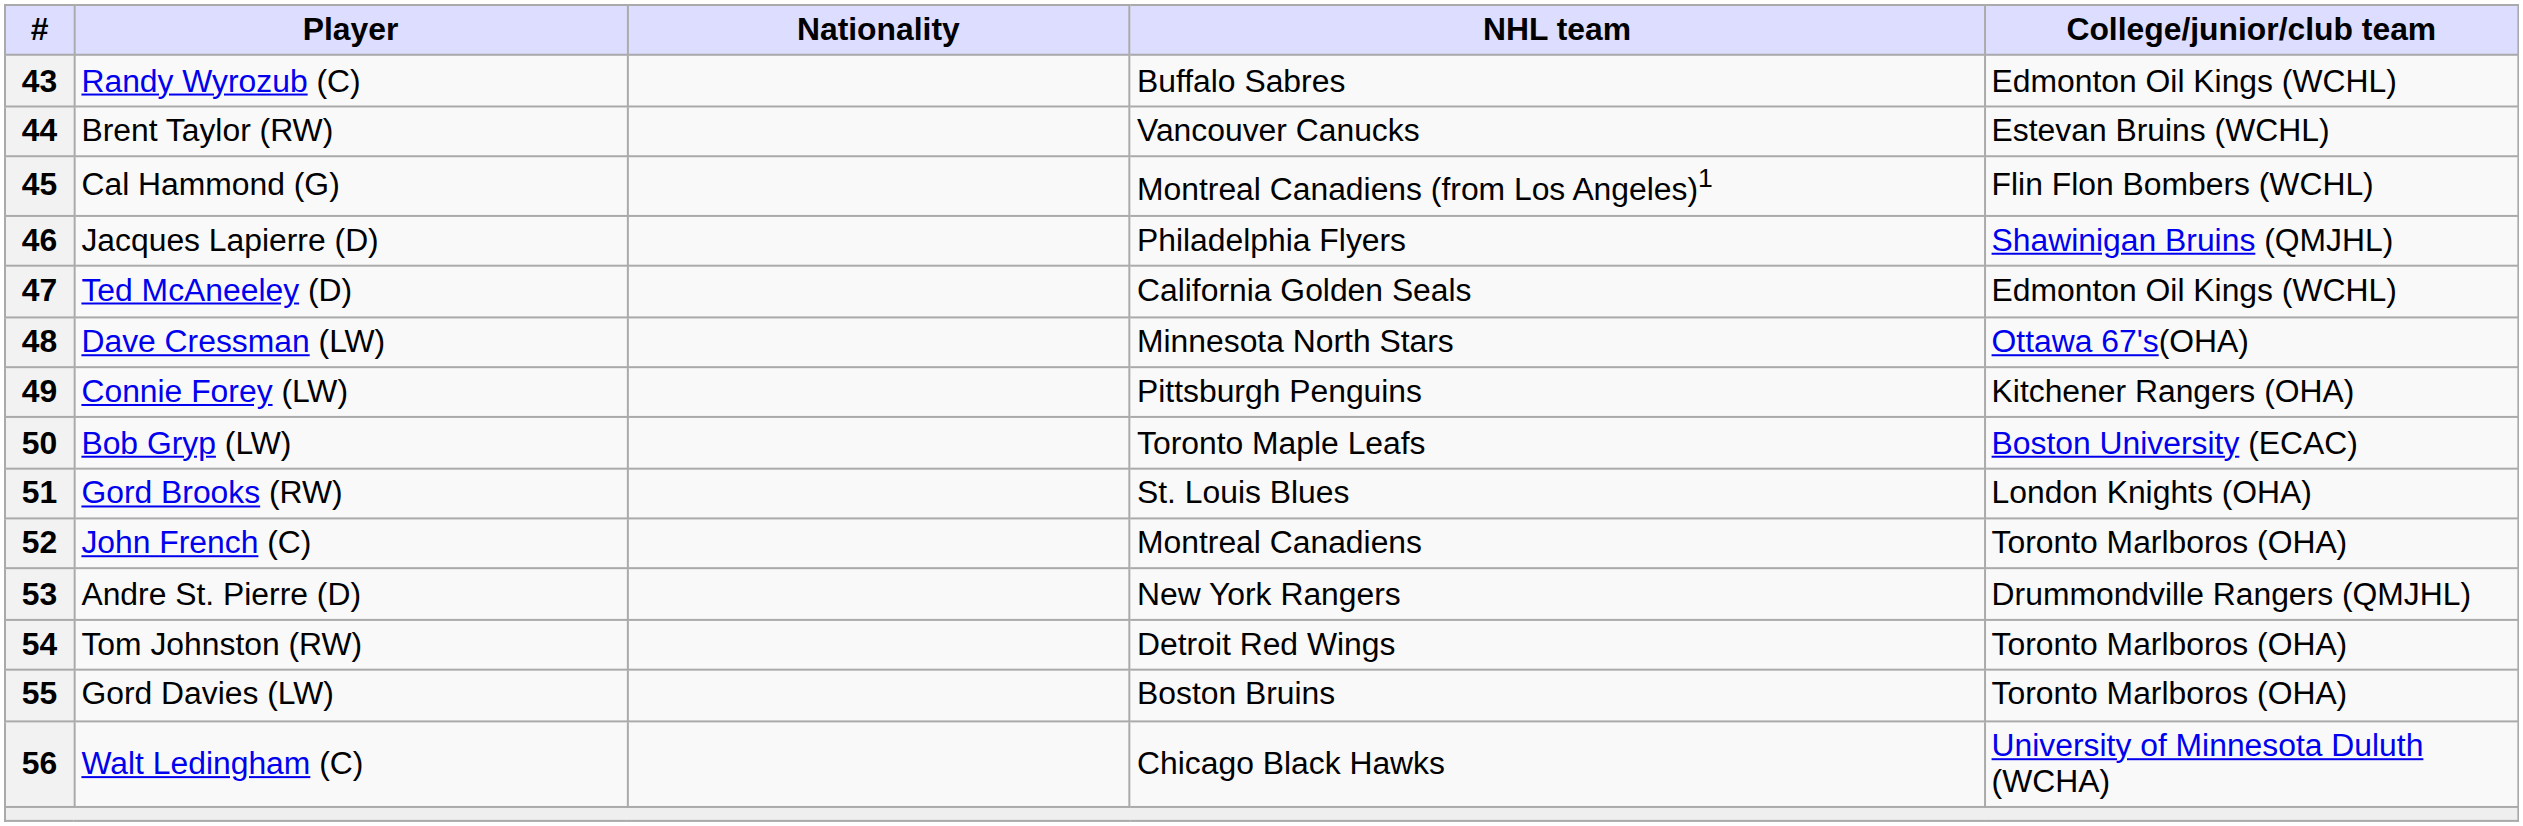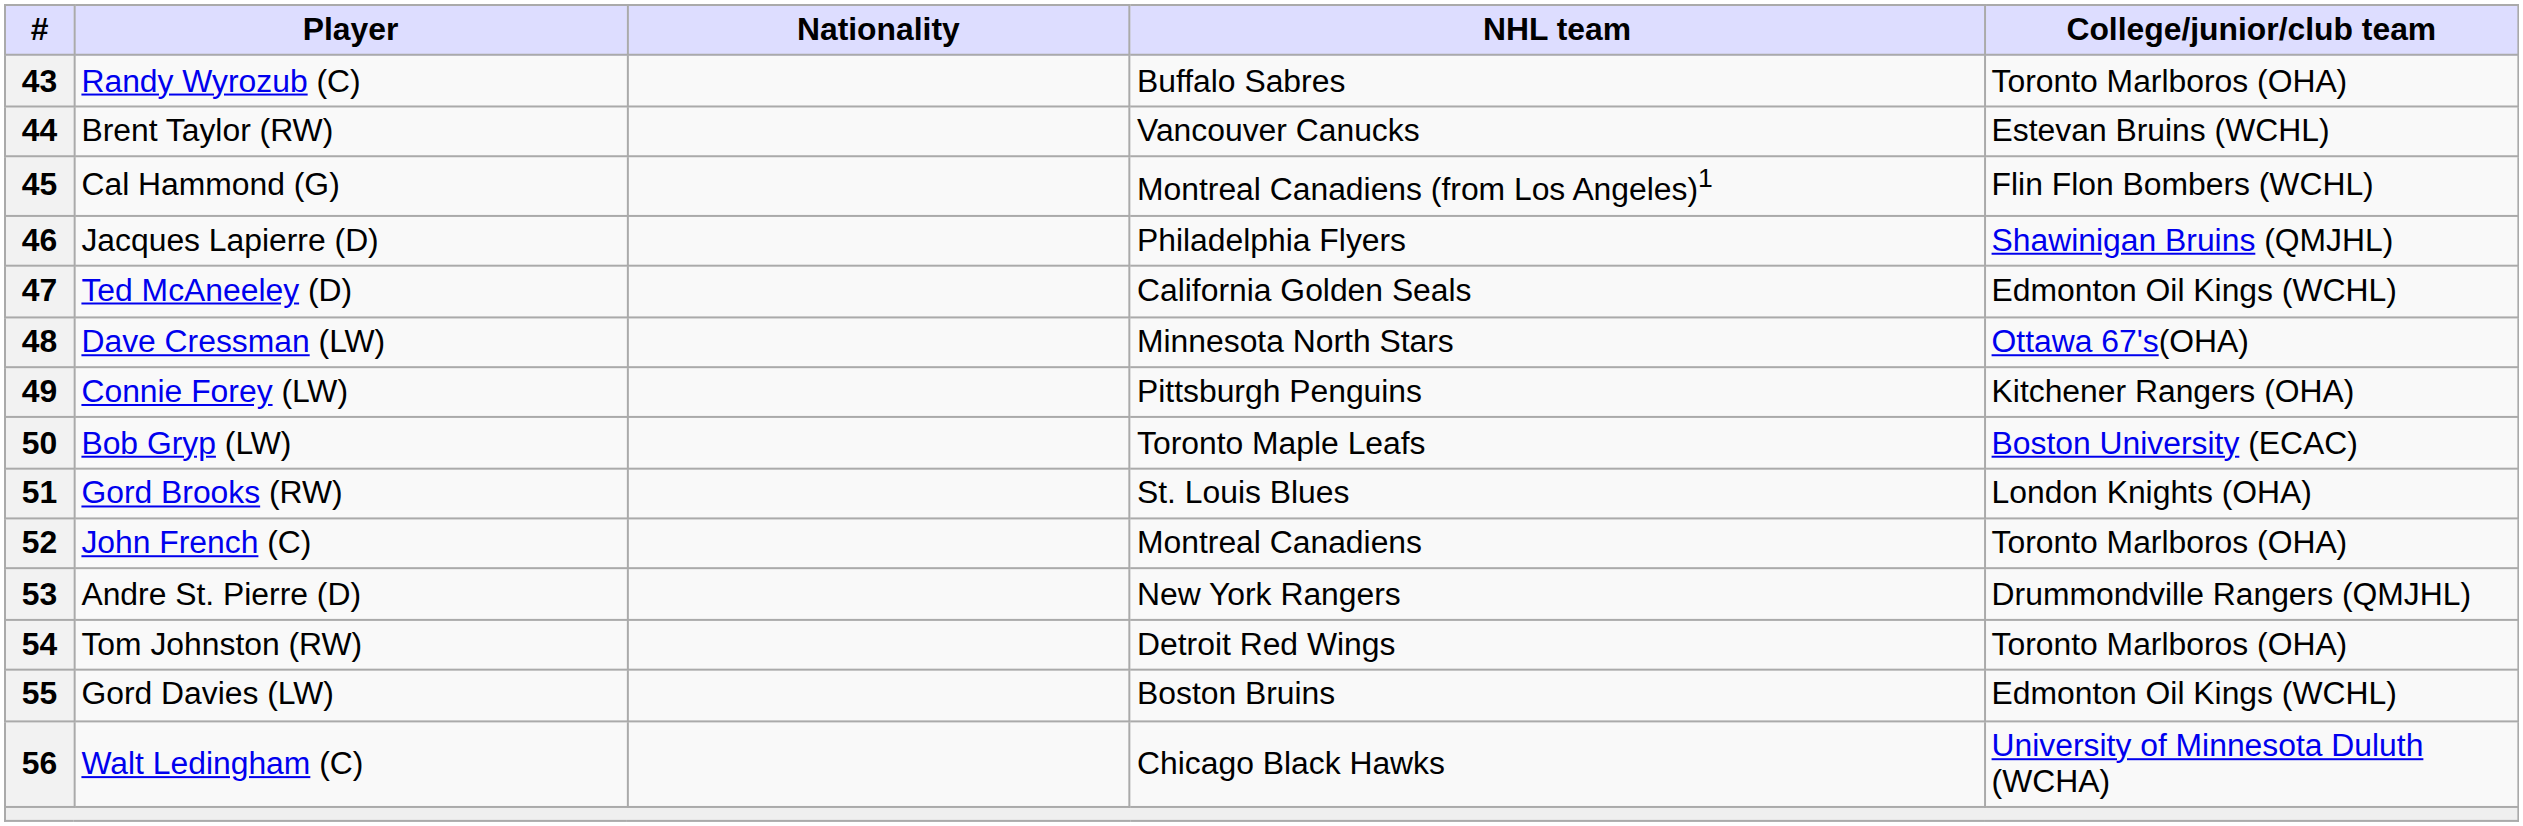(2194, 80) Edmonton Oil Kings (WCHL) -> (2169, 80) Toronto Marlboros (OHA)
(2169, 694) Toronto Marlboros (OHA) -> (2194, 694) Edmonton Oil Kings (WCHL)
